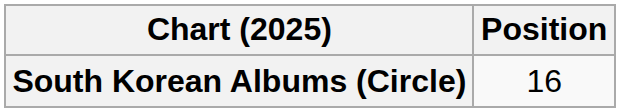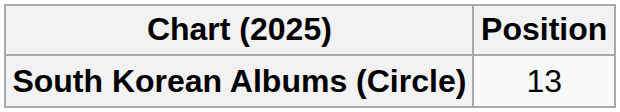(544, 80) 16 -> (544, 80) 13
